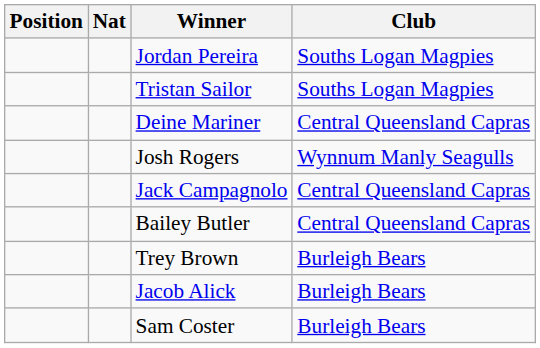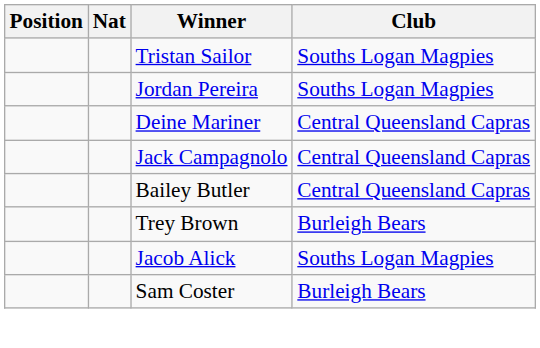rows swapped: (193, 88) <-> (197, 55)
- row: (187, 156)
(361, 291) Burleigh Bears -> (395, 257) Souths Logan Magpies
